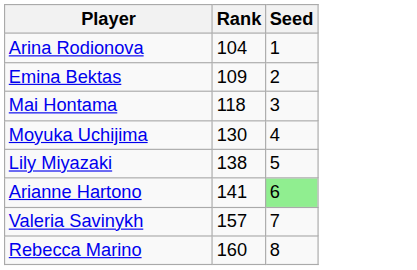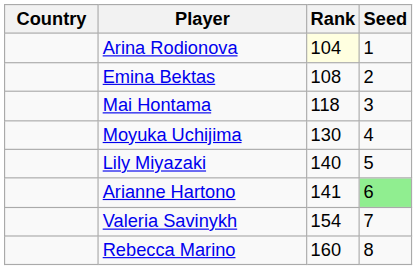+ column: (52, 18)
(232, 47) no background -> (326, 47) lightyellow background
(232, 76) 109 -> (326, 76) 108
(232, 163) 138 -> (326, 163) 140
(232, 221) 157 -> (326, 221) 154
